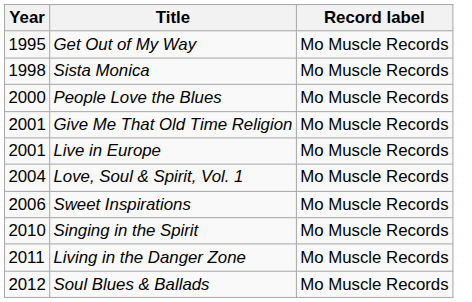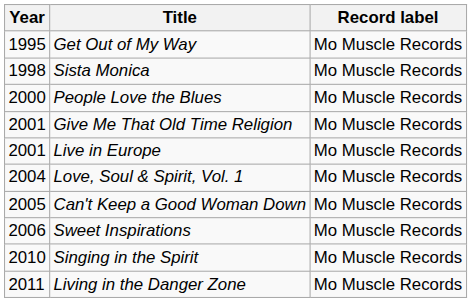+ row: (180, 204)
- row: (131, 284)
